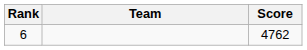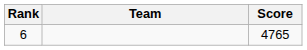(275, 34) 4762 -> (275, 34) 4765
